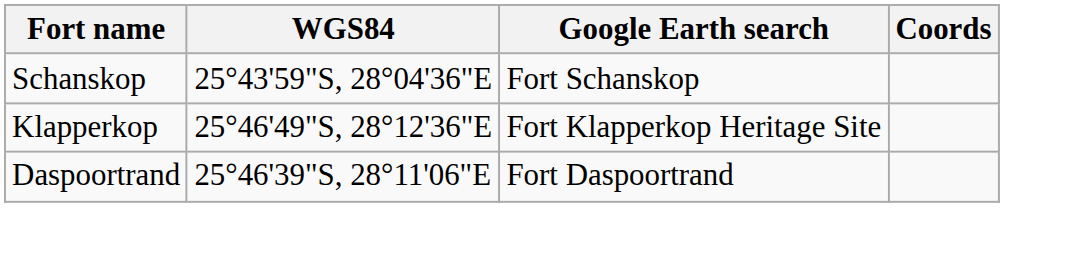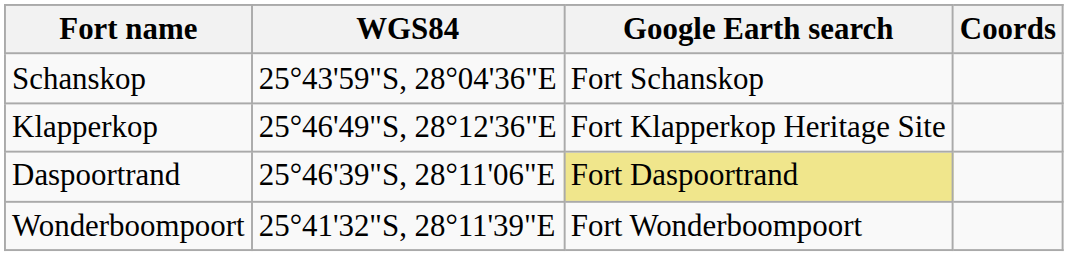(620, 175) no background -> (684, 175) khaki background
+ row: (128, 224)
